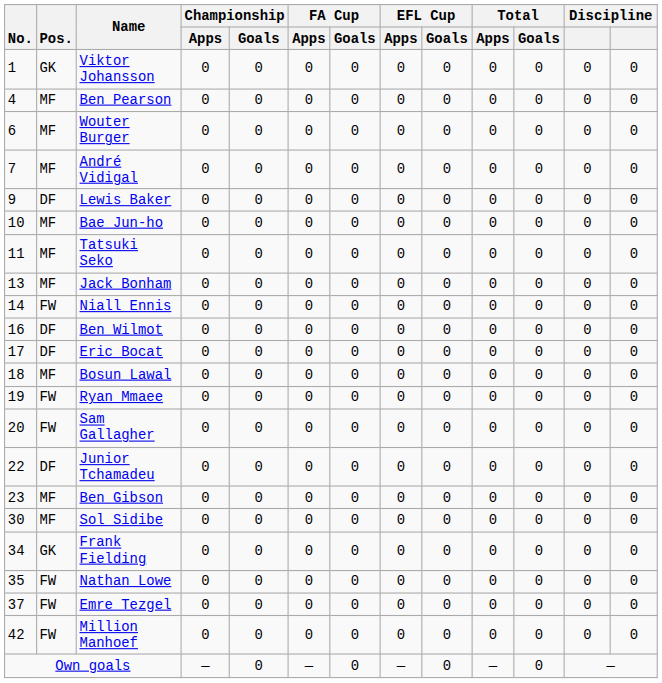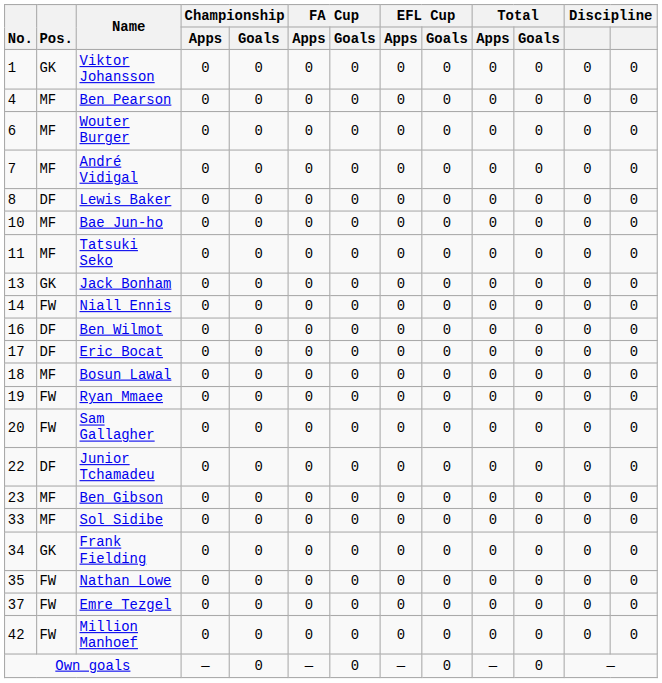(12, 200) 9 -> (12, 200) 8
(48, 284) MF -> (48, 284) GK
(16, 520) 30 -> (16, 520) 33
